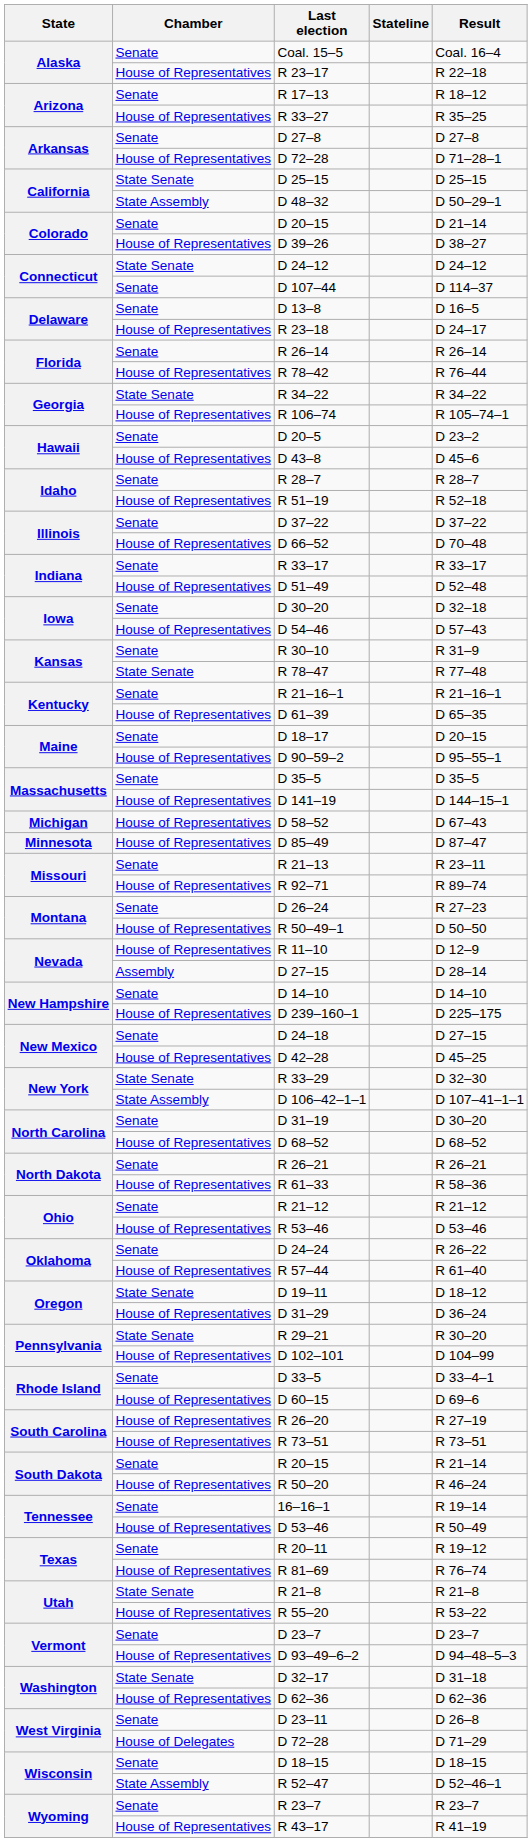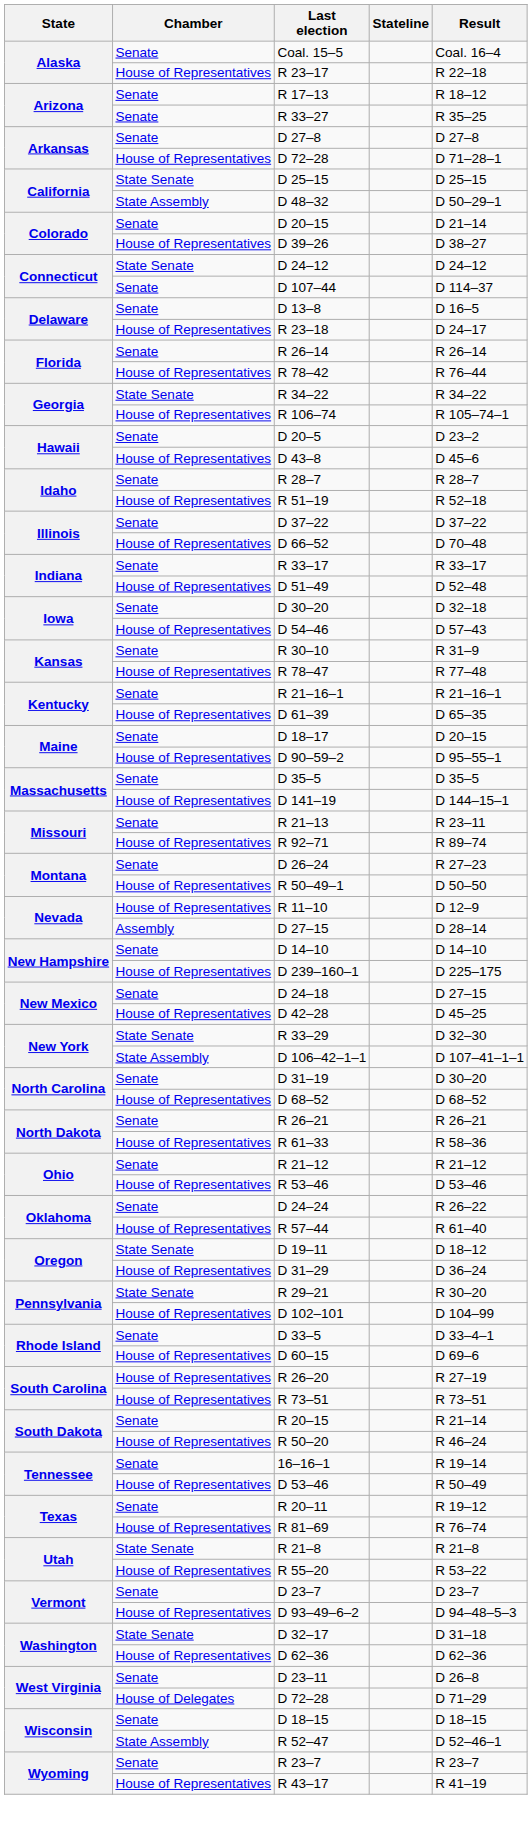(193, 116) House of Representatives -> (137, 116) Senate
(155, 672) State Senate -> (193, 672) House of Representatives
- row: (58, 822)
- row: (58, 843)
